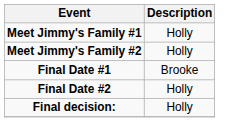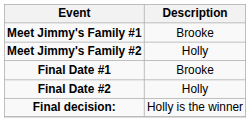(180, 32) Holly -> (195, 32) Brooke
(180, 107) Holly -> (195, 107) Holly is the winner
